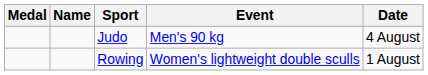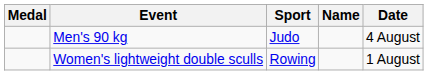columns swapped: (72, 16) <-> (255, 16)
